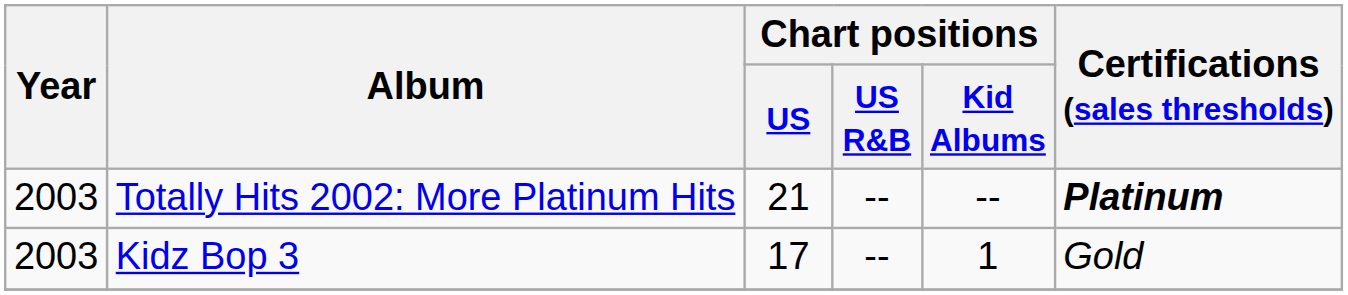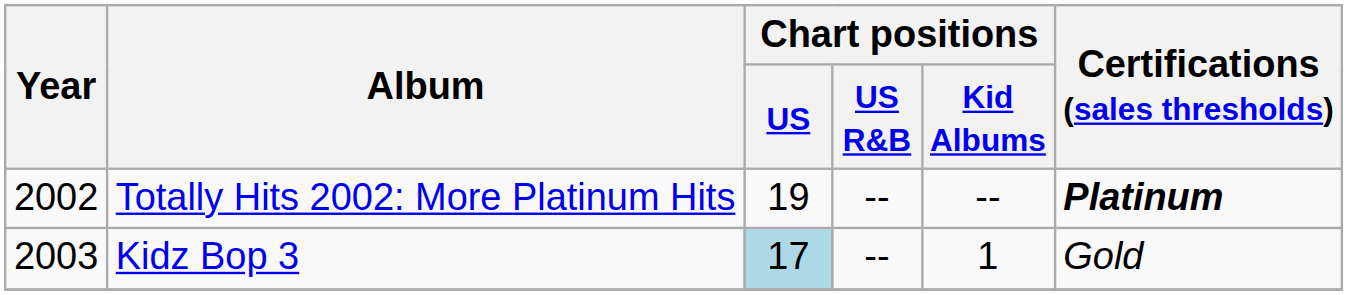(56, 197) 2003 -> (56, 197) 2002
(788, 197) 21 -> (788, 197) 19
(788, 257) no background -> (788, 257) lightblue background
